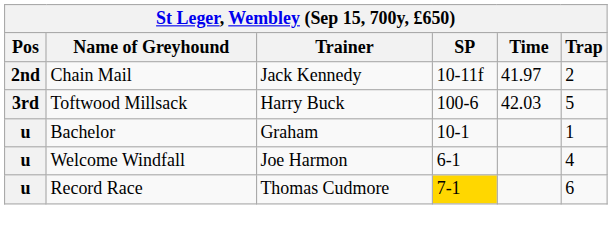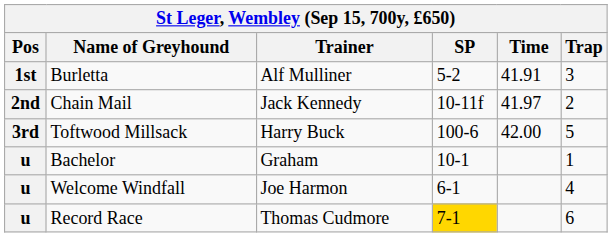+ row: (79, 75)
(521, 103) 42.03 -> (521, 132) 42.00
